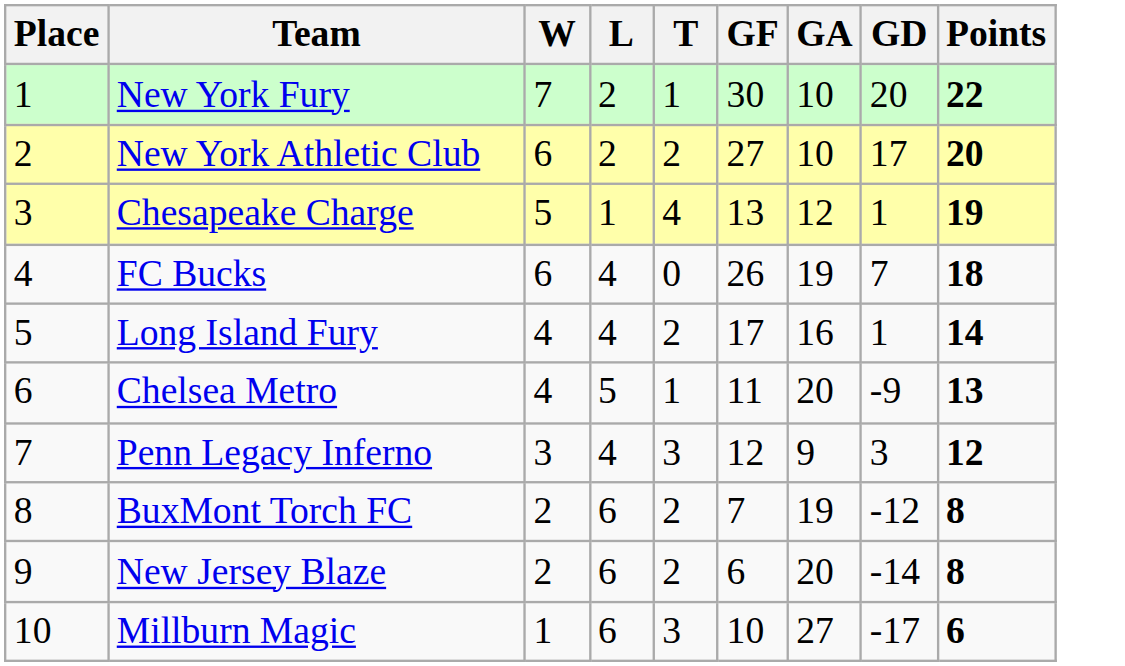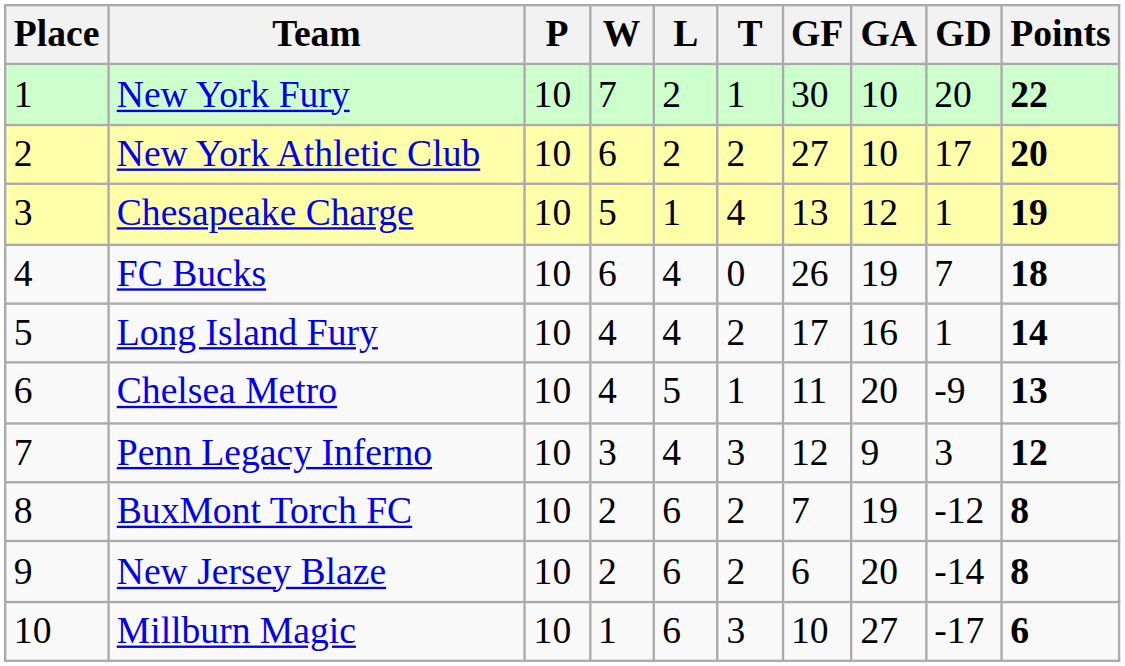+ column: (557, 34)
